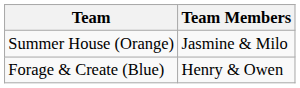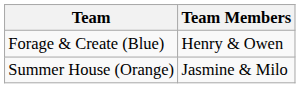rows swapped: (86, 69) <-> (91, 43)
